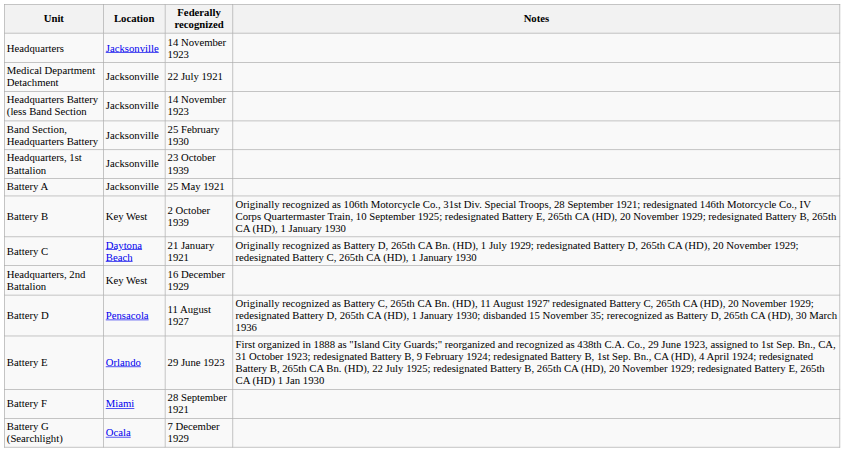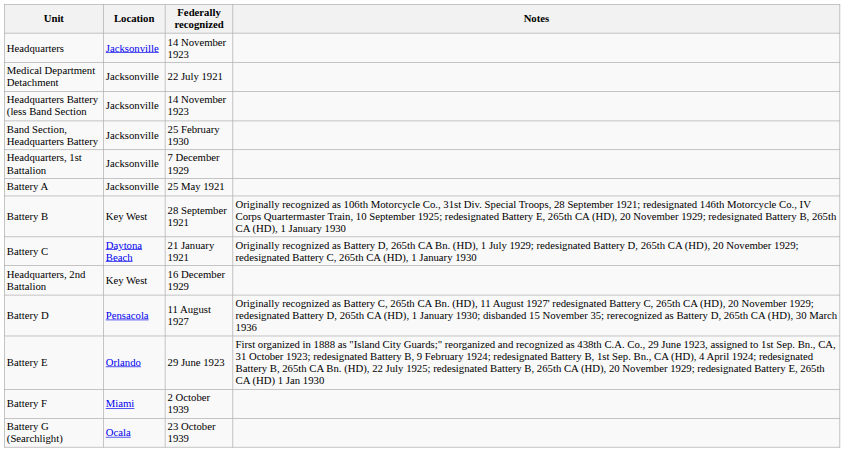(191, 164) 23 October 1939 -> (194, 164) 7 December 1929
(189, 216) 2 October 1939 -> (197, 216) 28 September 1921
(197, 403) 28 September 1921 -> (189, 403) 2 October 1939
(194, 433) 7 December 1929 -> (191, 433) 23 October 1939
